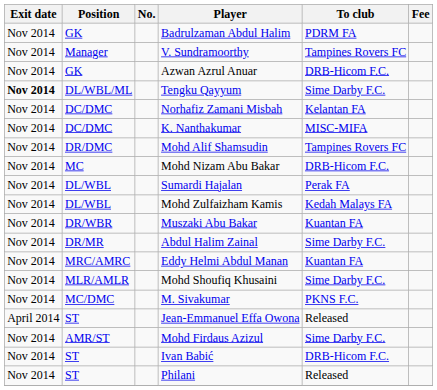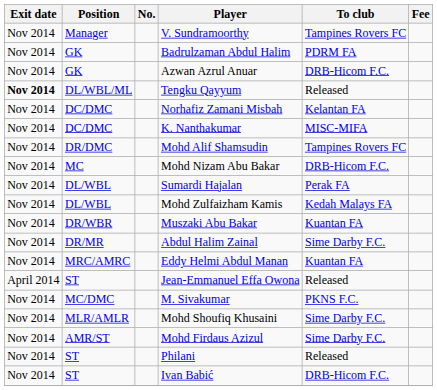rows swapped: (205, 52) <-> (226, 33)
(345, 90) Sime Darby F.C. -> (327, 90) Released
rows swapped: (219, 280) <-> (230, 318)
rows swapped: (187, 356) <-> (178, 375)
